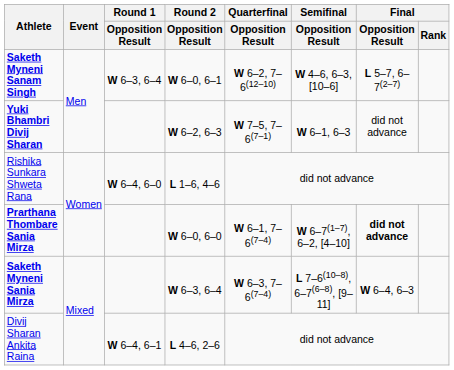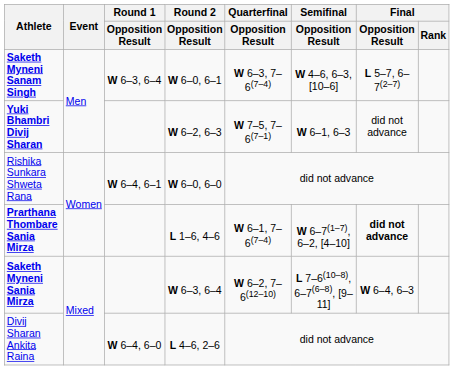(258, 81) W 6–2, 7–6(12–10) -> (258, 81) W 6–3, 7–6(7–4)
(134, 185) W 6–4, 6–0 -> (134, 185) W 6–4, 6–1
(195, 185) L 1–6, 4–6 -> (195, 185) W 6–0, 6–0
(195, 236) W 6–0, 6–0 -> (195, 236) L 1–6, 4–6
(258, 291) W 6–3, 7–6(7–4) -> (258, 291) W 6–2, 7–6(12–10)
(134, 345) W 6–4, 6–1 -> (134, 345) W 6–4, 6–0
